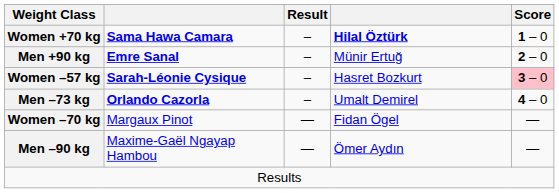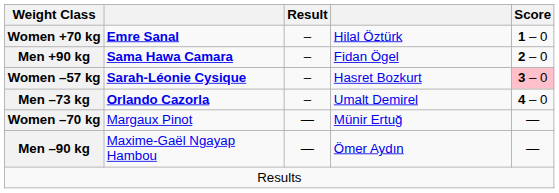(170, 36) Sama Hawa Camara -> (143, 36) Emre Sanal
(371, 36) bold -> (368, 36) normal
(143, 57) Emre Sanal -> (170, 57) Sama Hawa Camara
(368, 57) Münir Ertuğ -> (366, 57) Fidan Ögel
(366, 120) Fidan Ögel -> (368, 120) Münir Ertuğ
